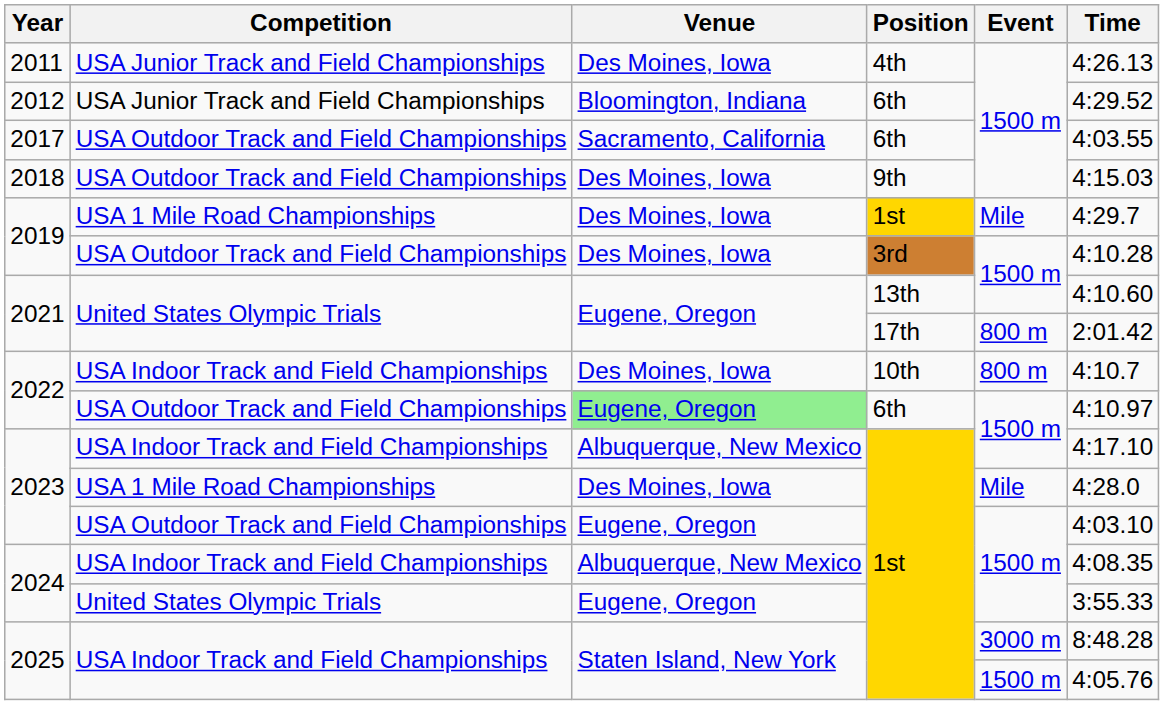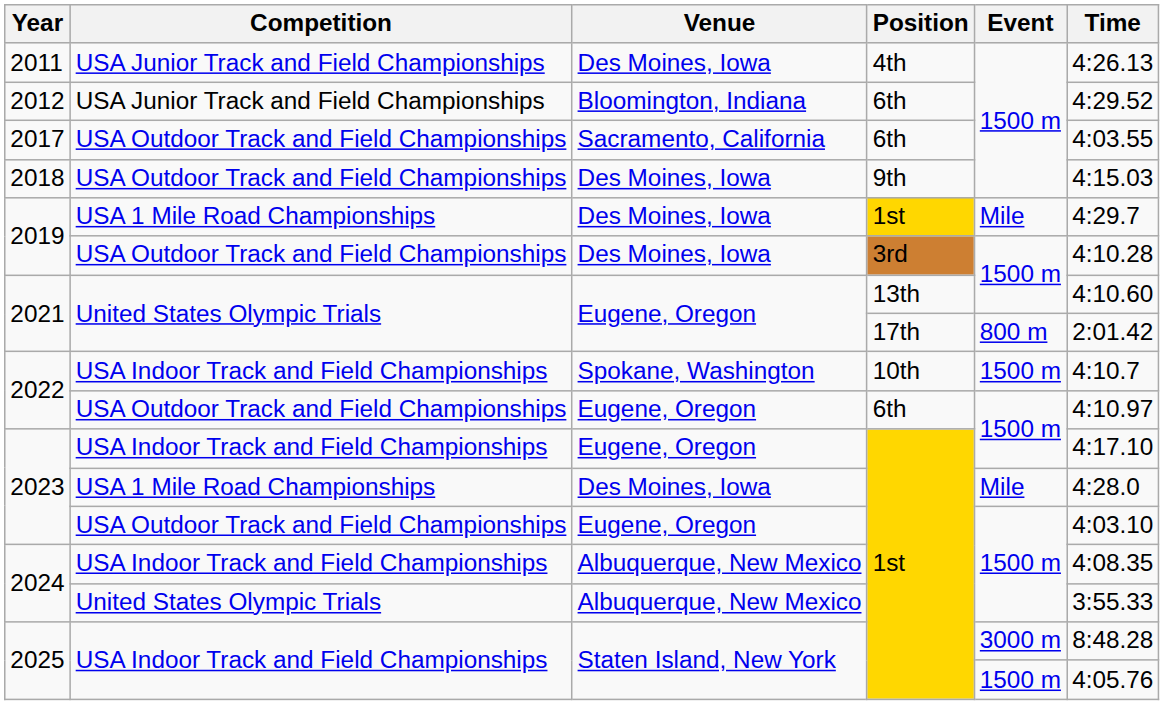(674, 370) Des Moines, Iowa -> (696, 370) Spokane, Washington
(1014, 370) 800 m -> (1020, 370) 1500 m
(667, 409) lightgreen background -> (667, 409) no background
(720, 448) Albuquerque, New Mexico -> (667, 448) Eugene, Oregon
(667, 602) Eugene, Oregon -> (720, 602) Albuquerque, New Mexico
